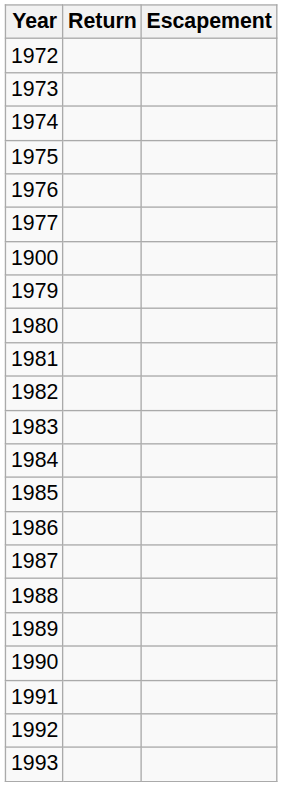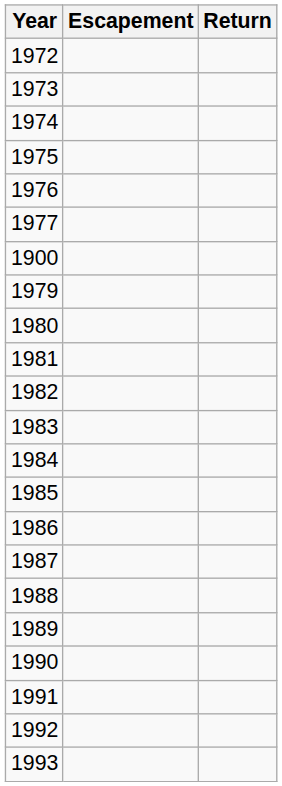columns swapped: (209, 21) <-> (102, 21)
